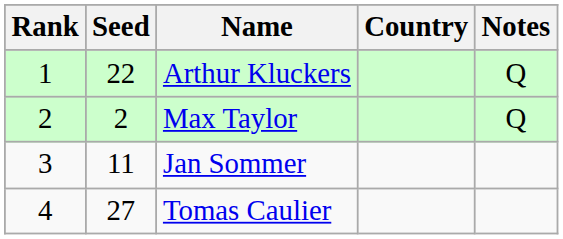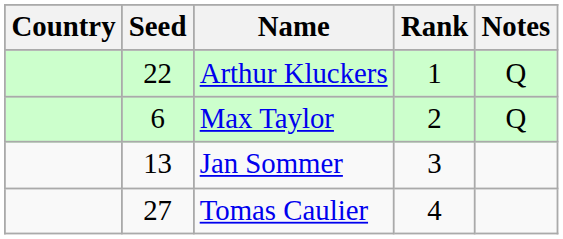columns swapped: (45, 27) <-> (416, 27)
(121, 118) 2 -> (158, 118) 6
(121, 164) 11 -> (158, 164) 13
